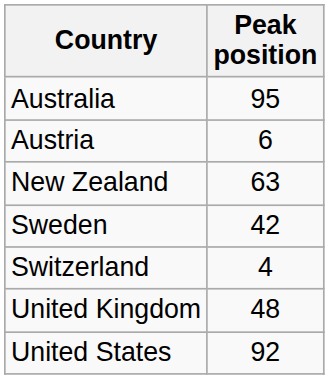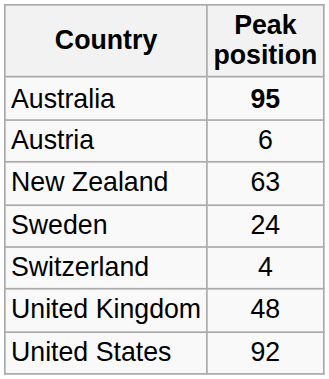(265, 98) normal -> (265, 98) bold
(265, 225) 42 -> (265, 225) 24
